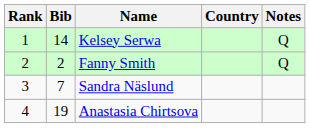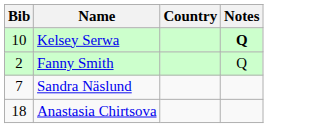- column: (25, 16)
(61, 39) 14 -> (19, 39) 10
(283, 39) normal -> (242, 39) bold
(61, 110) 19 -> (19, 110) 18
